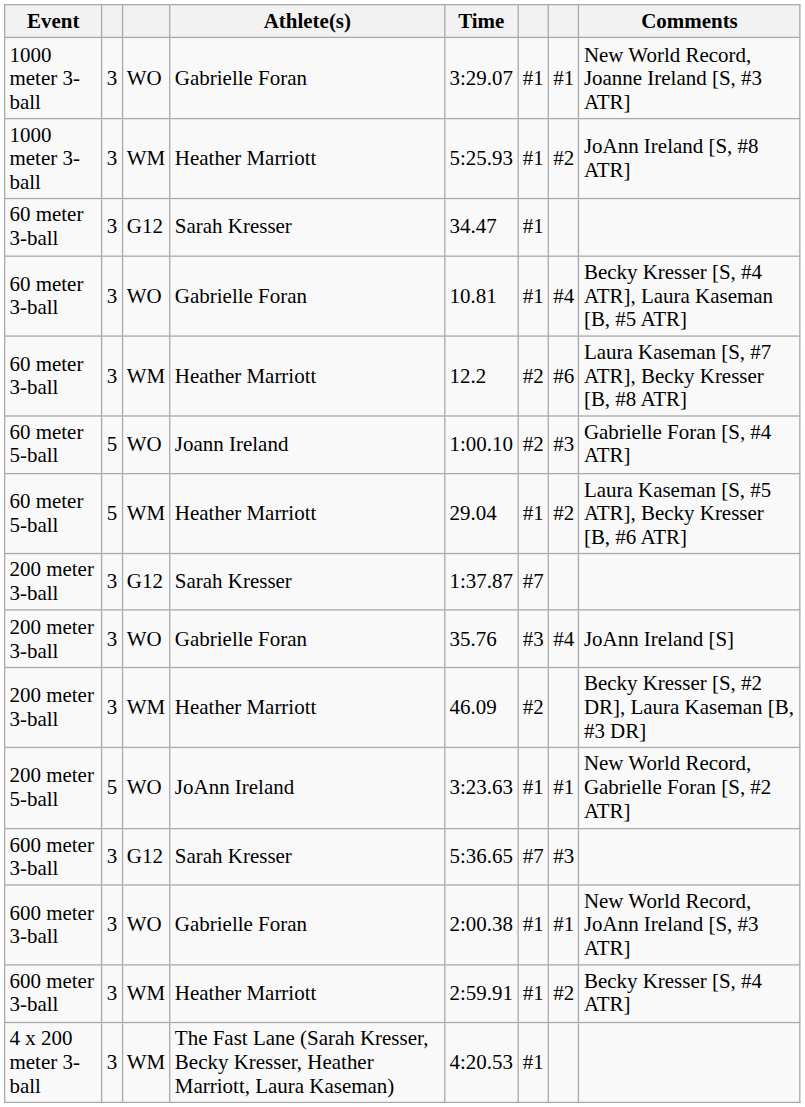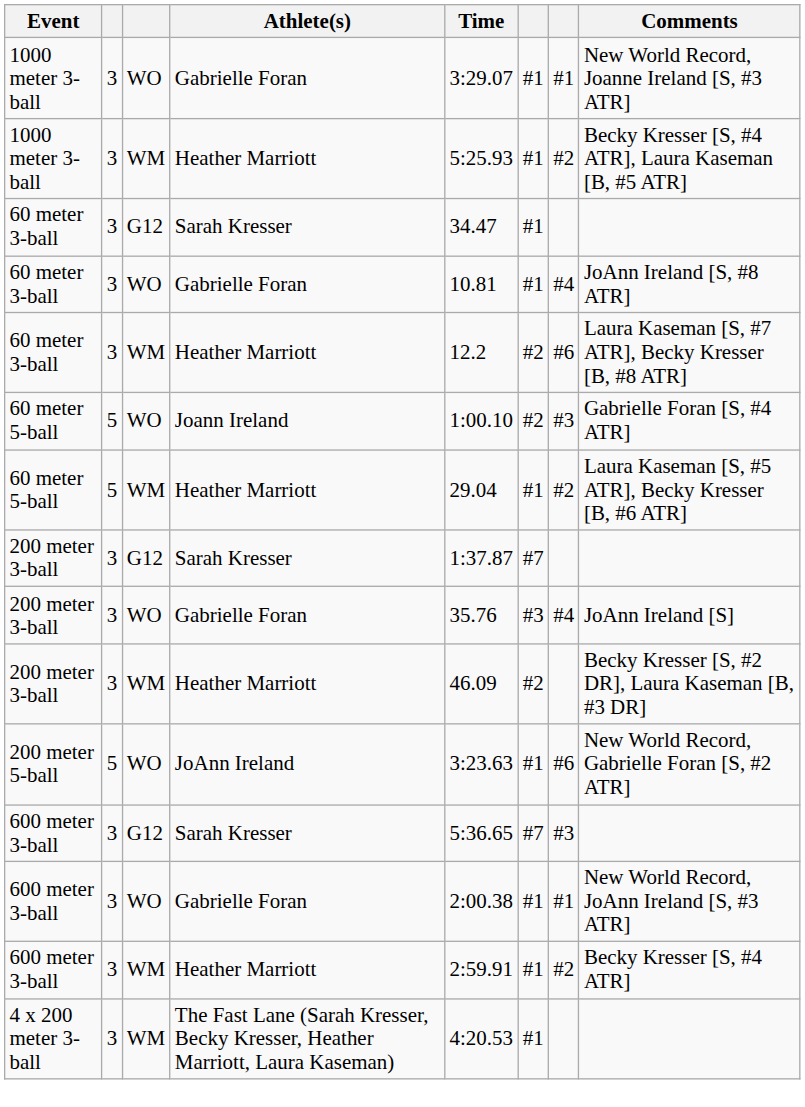(671, 158) JoAnn Ireland [S, #8 ATR] -> (678, 158) Becky Kresser [S, #4 ATR], Laura Kaseman [B, #5 ATR]
(678, 295) Becky Kresser [S, #4 ATR], Laura Kaseman [B, #5 ATR] -> (671, 283) JoAnn Ireland [S, #8 ATR]
(564, 787) #1 -> (564, 764) #6
